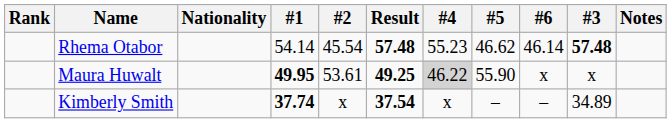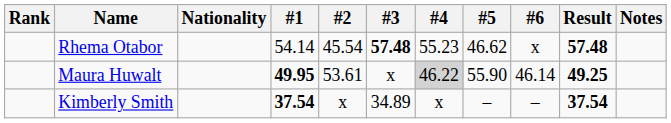columns swapped: (592, 18) <-> (395, 18)
(544, 46) 46.14 -> (535, 46) x
(544, 74) x -> (535, 74) 46.14
(294, 103) 37.74 -> (294, 103) 37.54
